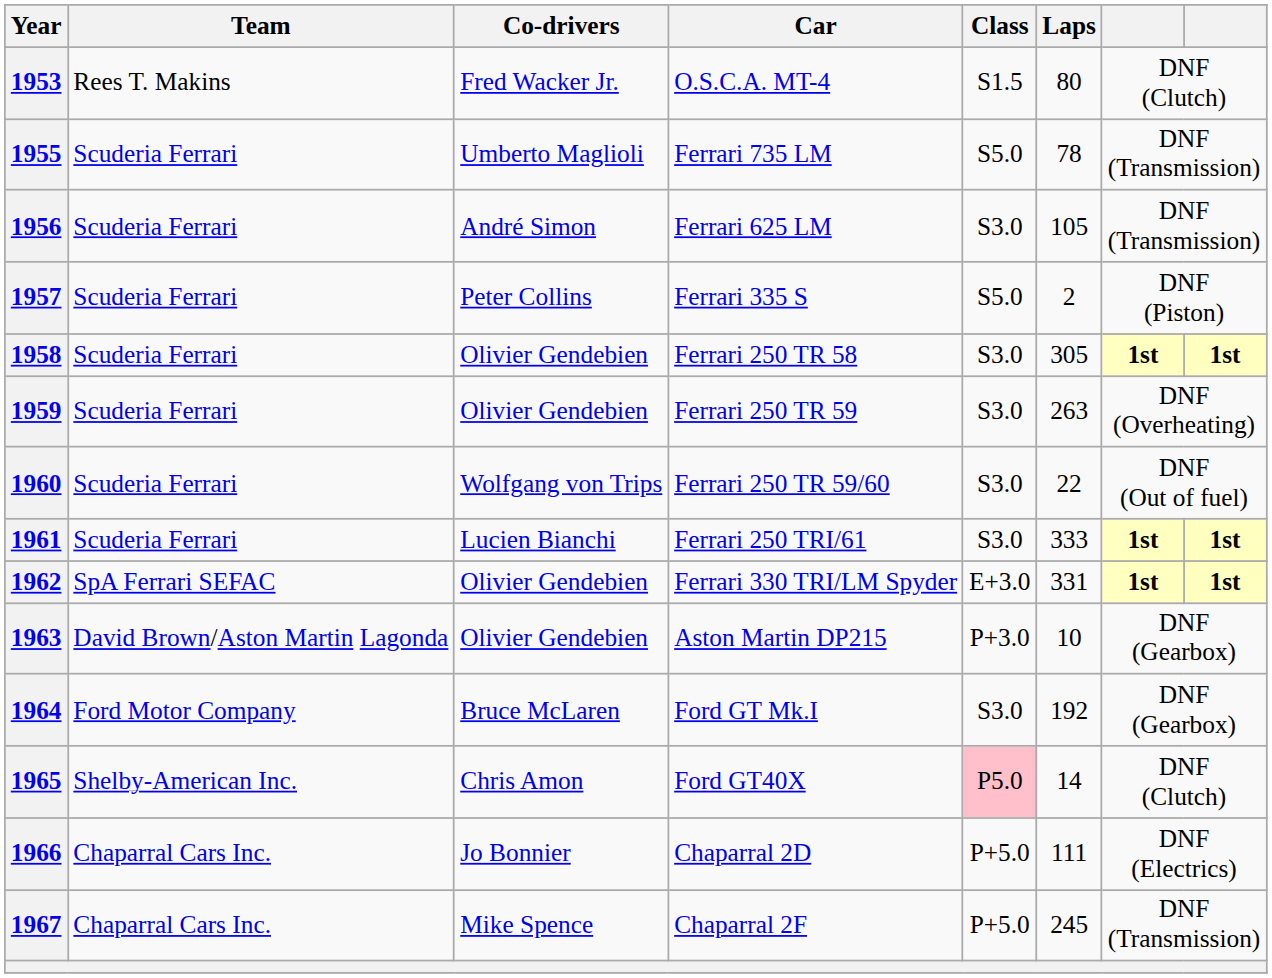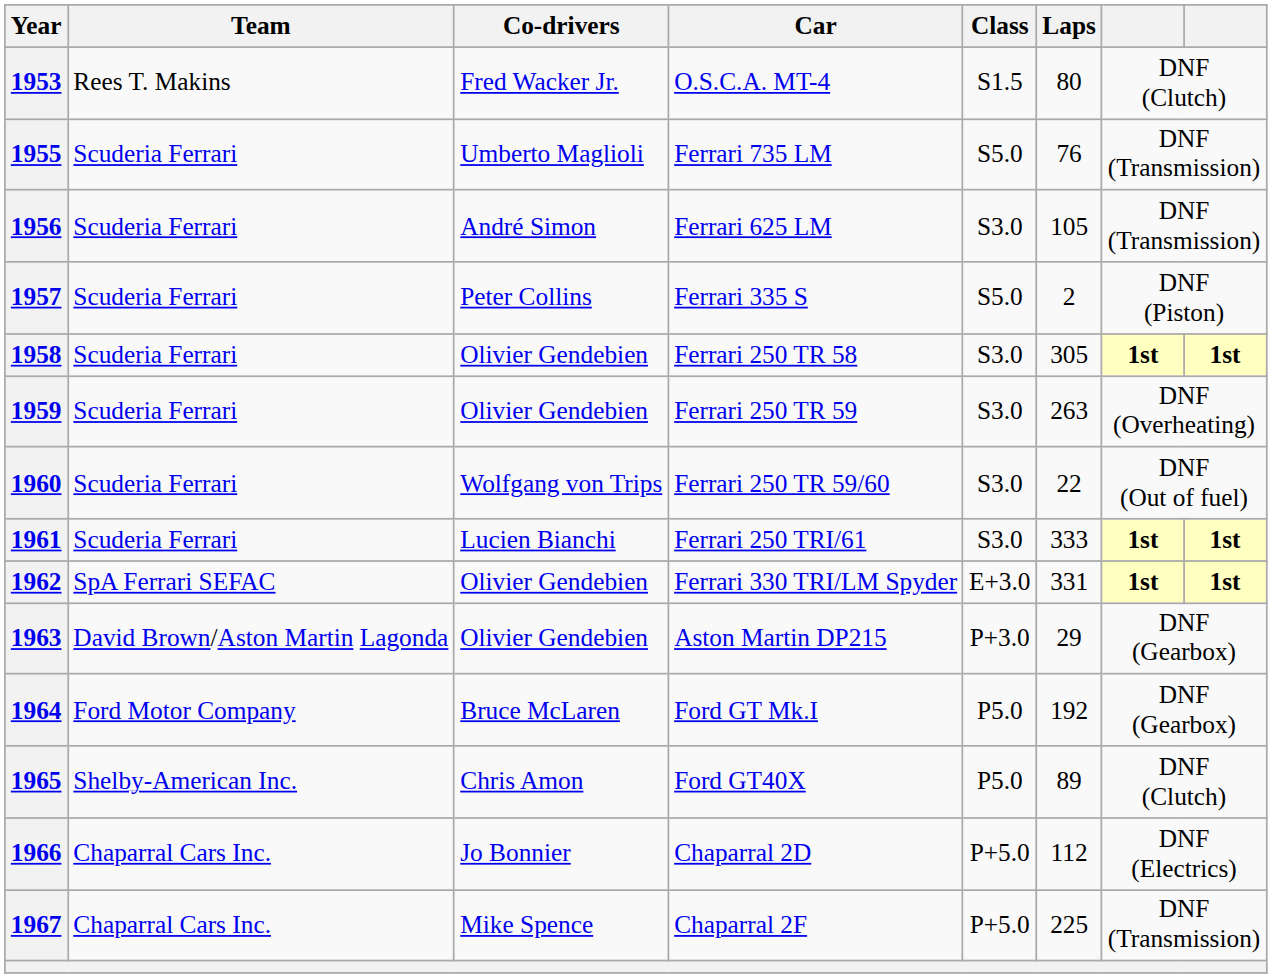(1069, 154) 78 -> (1069, 154) 76
(1069, 638) 10 -> (1069, 638) 29
(1000, 709) S3.0 -> (1000, 709) P5.0
(1000, 781) pink background -> (1000, 781) no background
(1069, 781) 14 -> (1069, 781) 89
(1069, 853) 111 -> (1069, 853) 112
(1069, 925) 245 -> (1069, 925) 225
